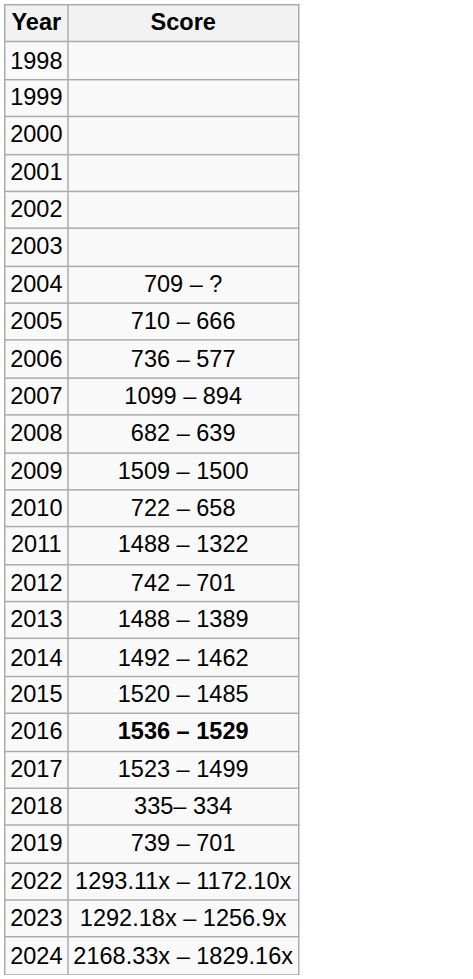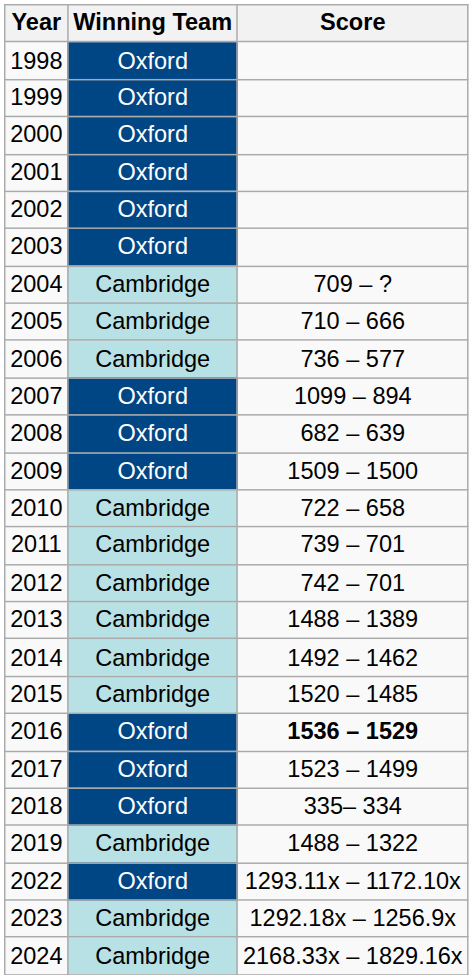+ column: (153, 23)
(183, 545) 1488 – 1322 -> (353, 545) 739 – 701
(183, 843) 739 – 701 -> (353, 843) 1488 – 1322
